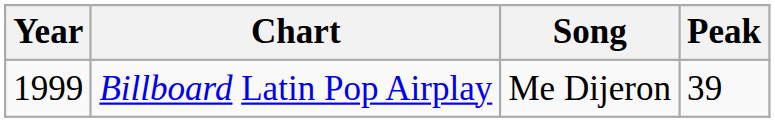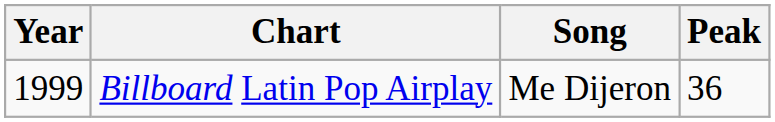(705, 87) 39 -> (705, 87) 36
